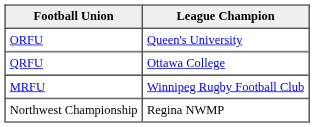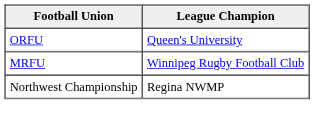- row: (26, 63)
